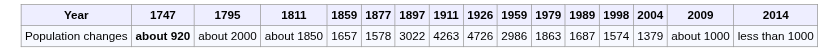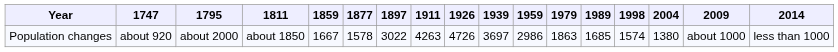+ column: (496, 15)
(163, 36) bold -> (146, 36) normal
(344, 36) 1657 -> (326, 36) 1667
(582, 36) 1687 -> (598, 36) 1685
(650, 36) 1379 -> (666, 36) 1380
